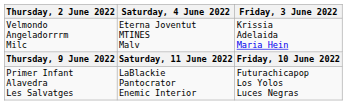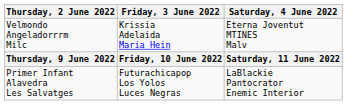columns swapped: (288, 11) <-> (176, 11)
